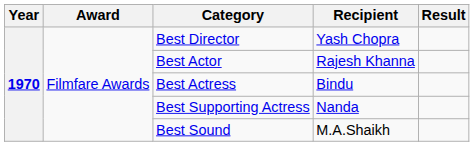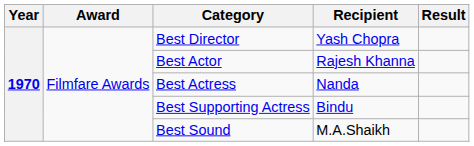(335, 84) Bindu -> (338, 84) Nanda
(338, 107) Nanda -> (335, 107) Bindu
